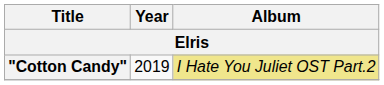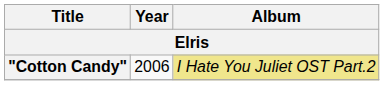(152, 67) 2019 -> (152, 67) 2006
